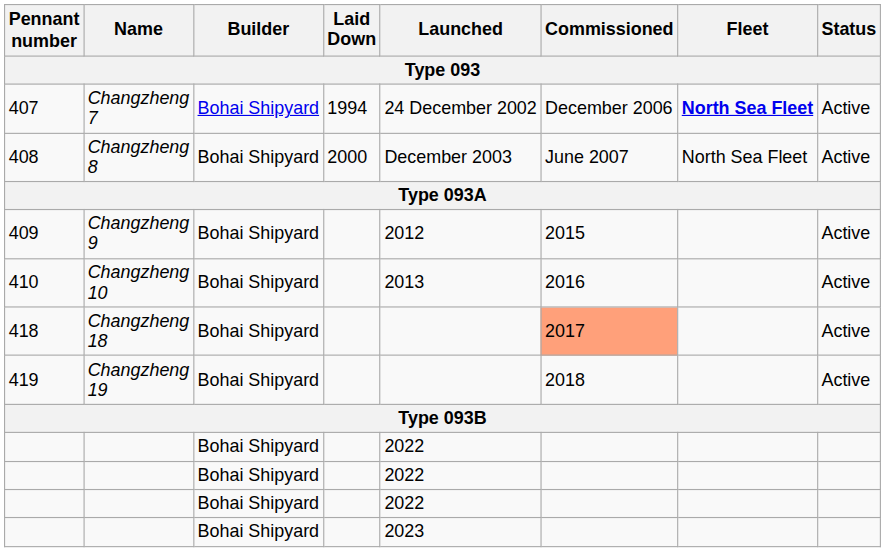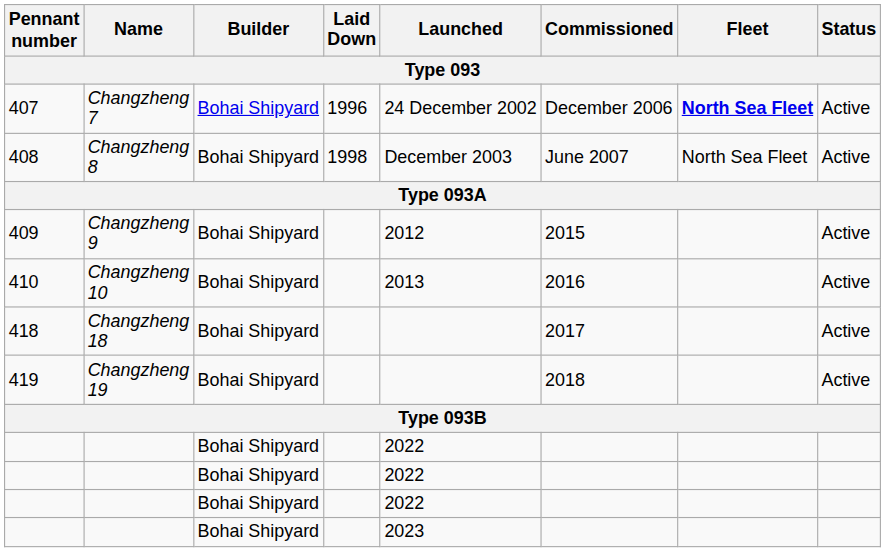(347, 108) 1994 -> (347, 108) 1996
(347, 157) 2000 -> (347, 157) 1998
(565, 331) lightsalmon background -> (565, 331) no background
